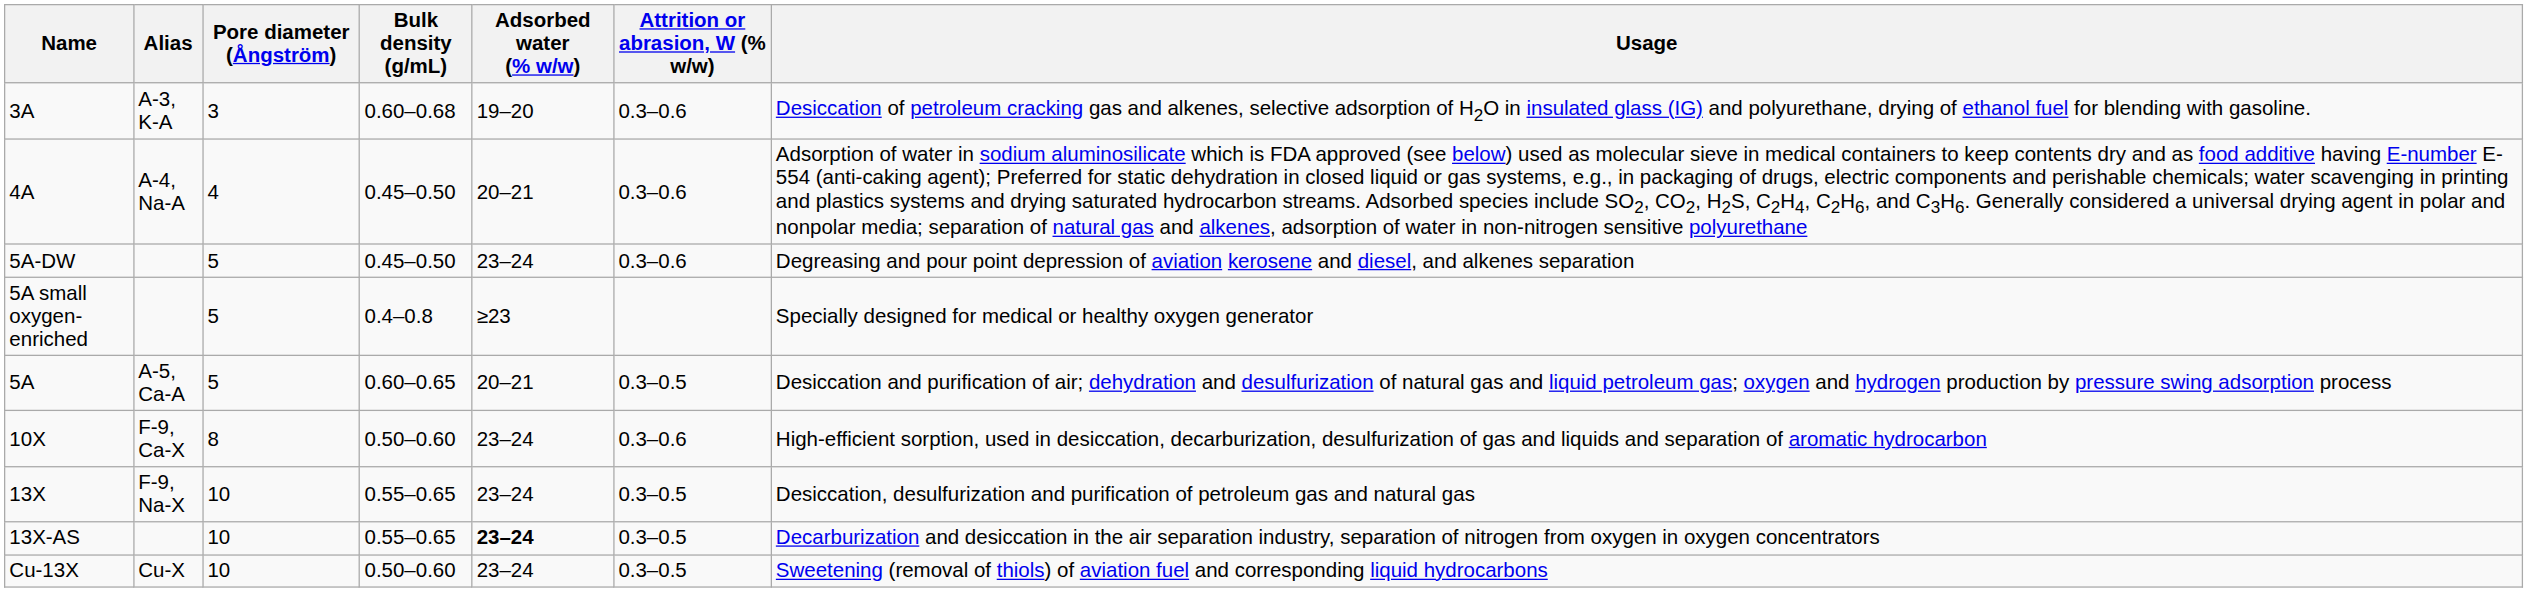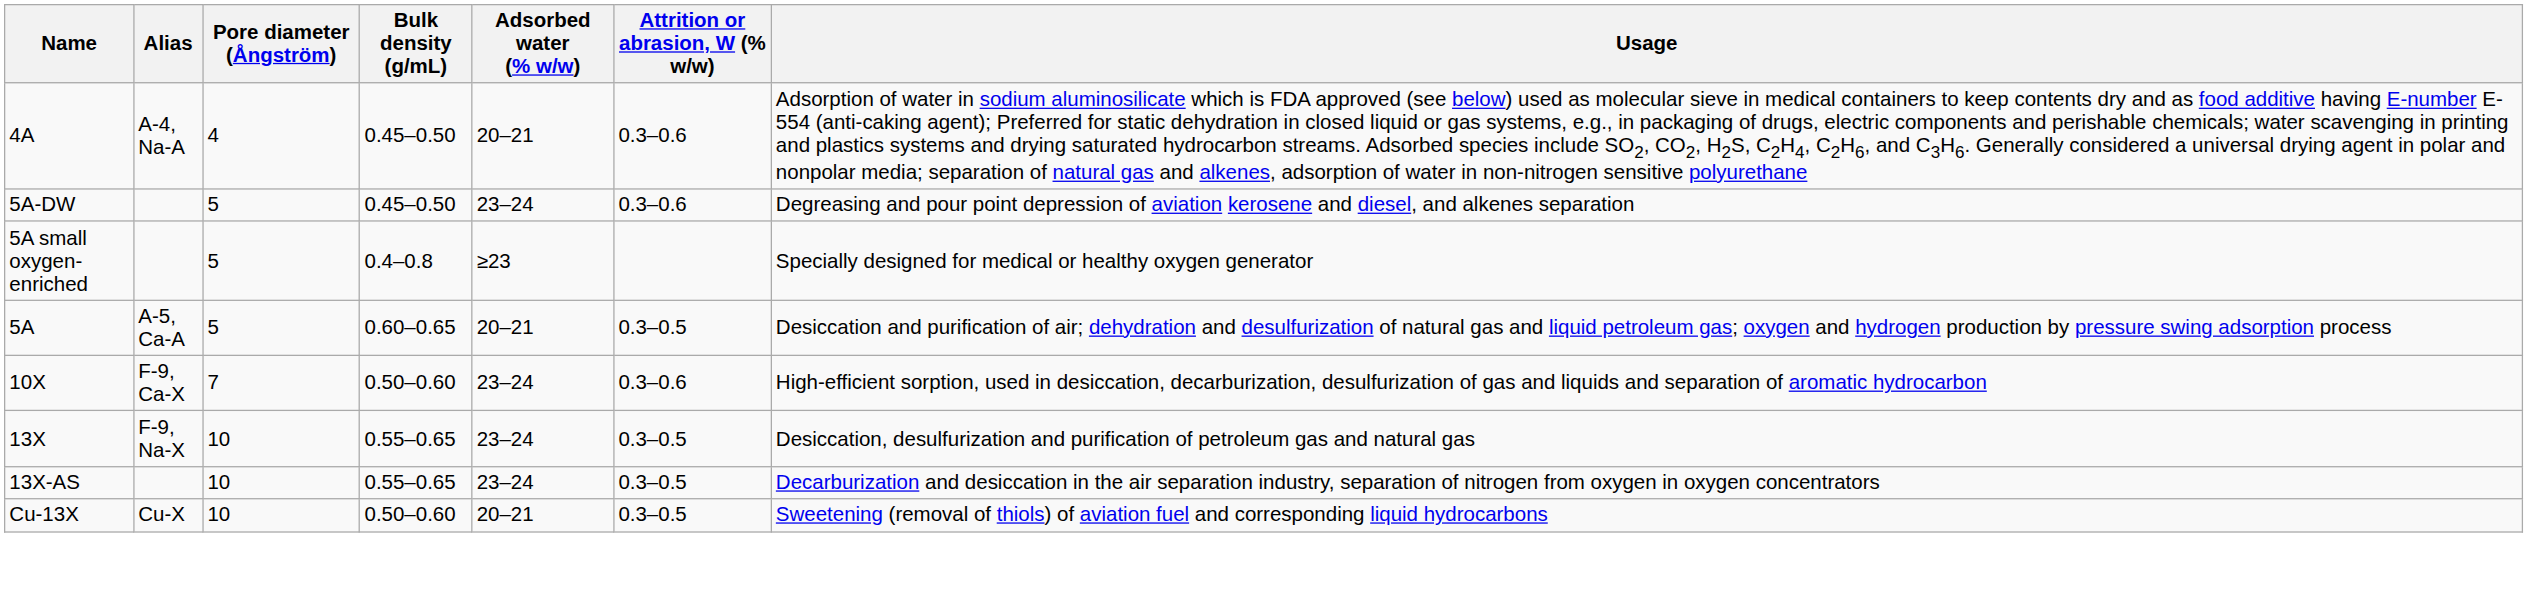- row: (22, 110)
(213, 438) 8 -> (213, 383) 7
(505, 538) bold -> (505, 482) normal
(505, 570) 23–24 -> (505, 515) 20–21
